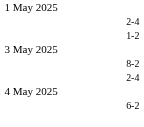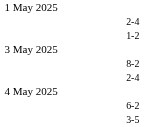+ row: (57, 120)
